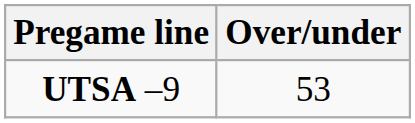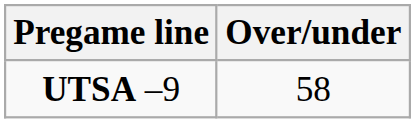(313, 88) 53 -> (313, 88) 58
